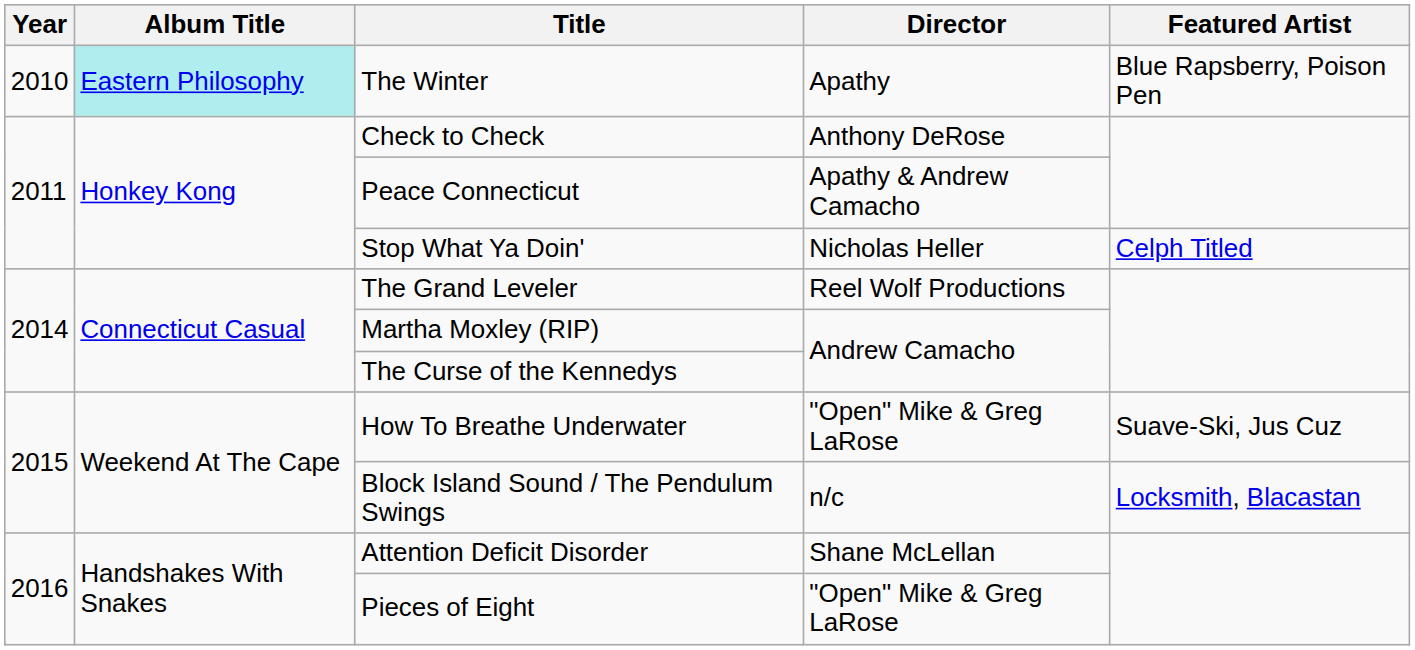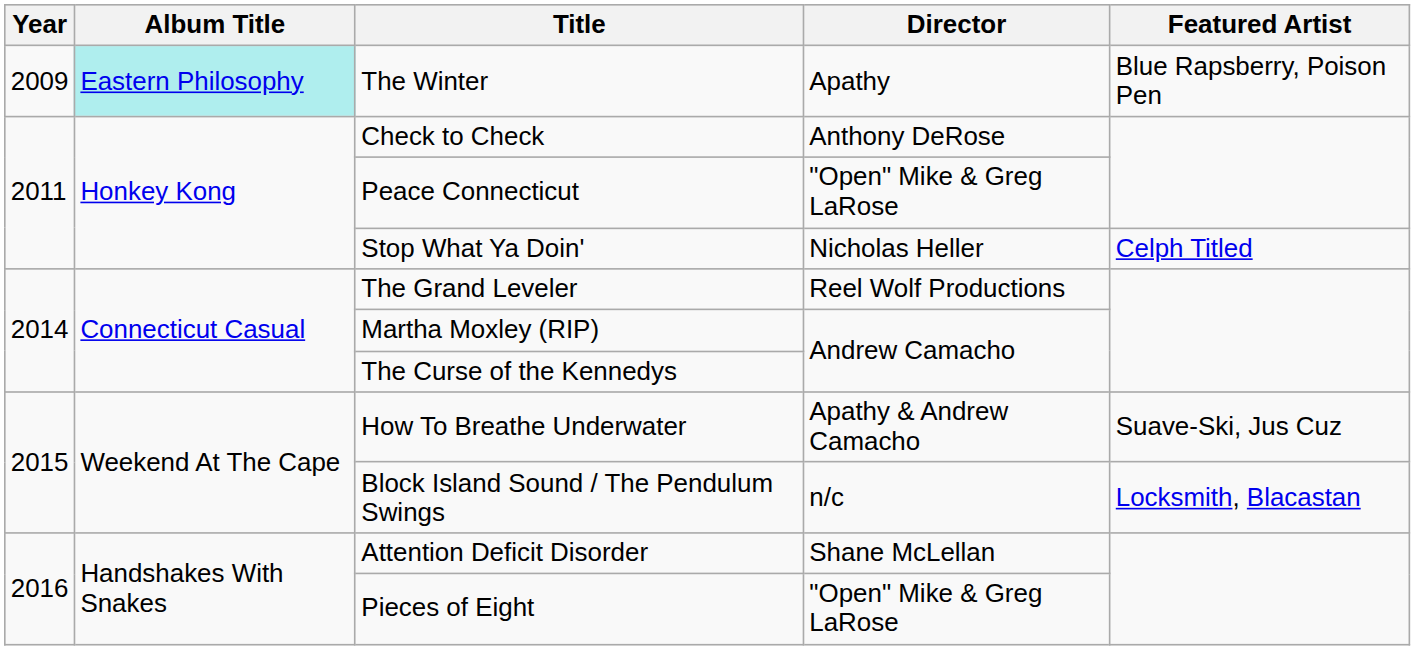(40, 80) 2010 -> (40, 80) 2009
(909, 192) Apathy & Andrew Camacho -> (926, 192) "Open" Mike & Greg LaRose
(926, 426) "Open" Mike & Greg LaRose -> (909, 426) Apathy & Andrew Camacho
